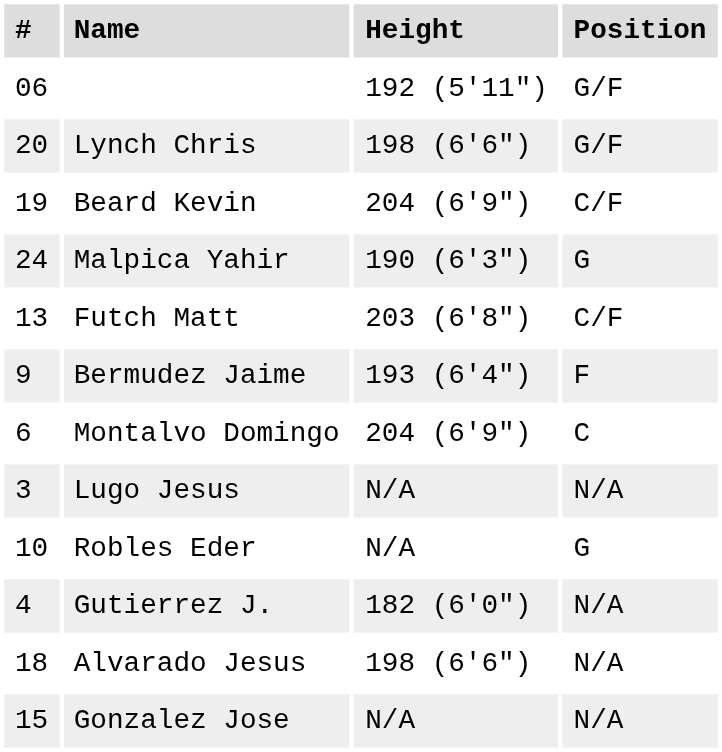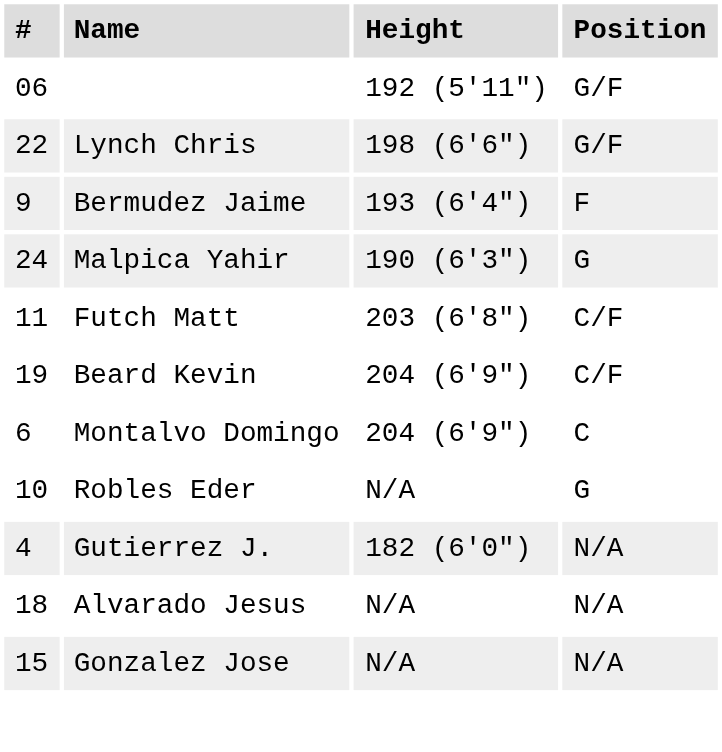(32, 146) 20 -> (32, 146) 22
rows swapped: (165, 203) <-> (190, 376)
(32, 318) 13 -> (32, 318) 11
- row: (157, 491)
(448, 663) 198 (6'6") -> (390, 606) N/A
